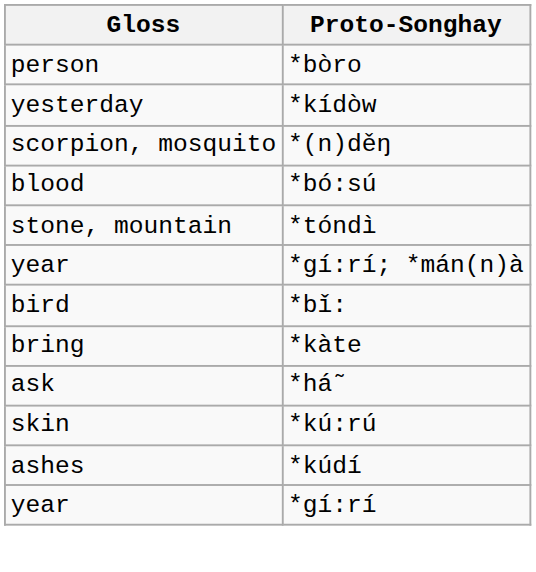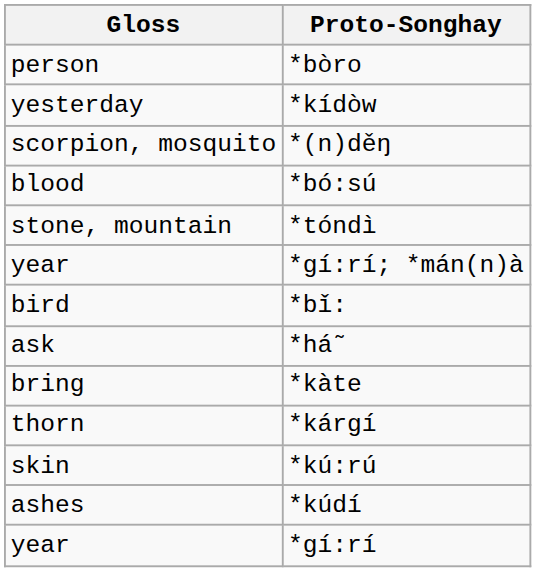rows swapped: (317, 385) <-> (325, 345)
+ row: (332, 425)
